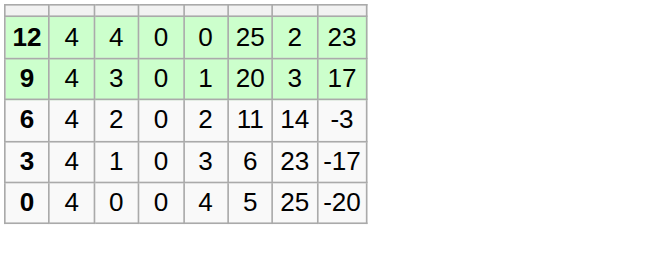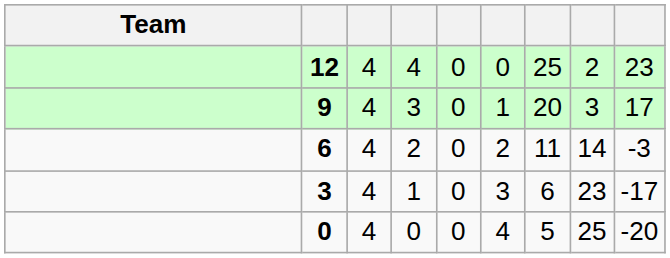+ column: (153, 25)
